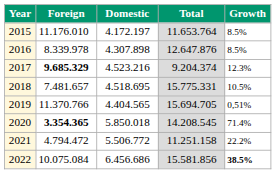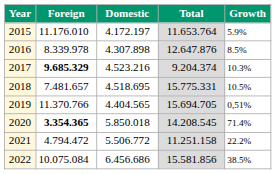(237, 31) 8.5% -> (237, 31) 5.9%
(239, 68) 12.3% -> (239, 68) 10.3%
(240, 159) bold -> (239, 159) normal
